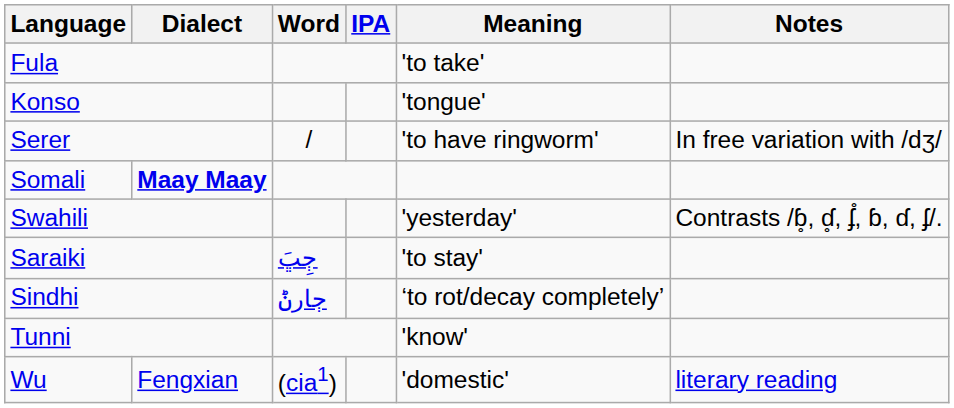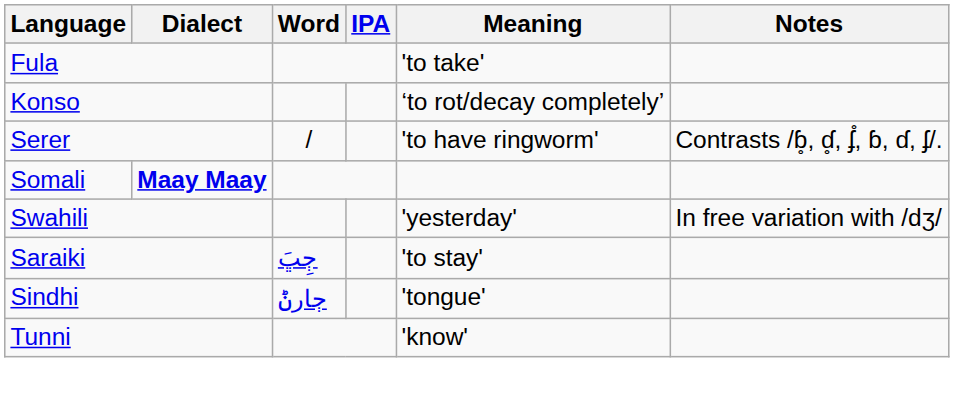(444, 101) 'tongue' -> (533, 101) ‘to rot/decay completely’
(809, 140) In free variation with /dʒ/ -> (809, 140) Contrasts /ɓ̥, ɗ̥, ʄ̊, ɓ, ɗ, ʄ/.
(809, 218) Contrasts /ɓ̥, ɗ̥, ʄ̊, ɓ, ɗ, ʄ/. -> (809, 218) In free variation with /dʒ/
(533, 297) ‘to rot/decay completely’ -> (444, 297) 'tongue'
- row: (29, 379)
